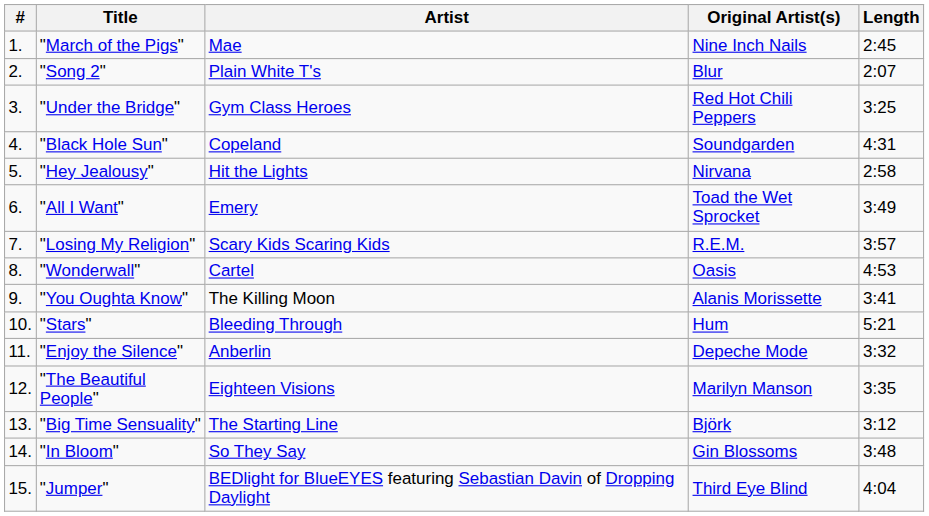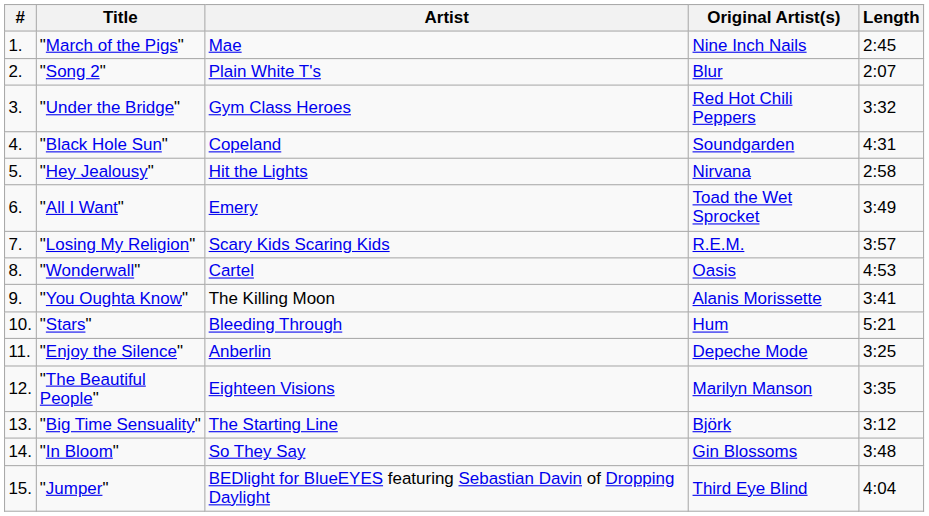(880, 108) 3:25 -> (880, 108) 3:32
(880, 351) 3:32 -> (880, 351) 3:25
